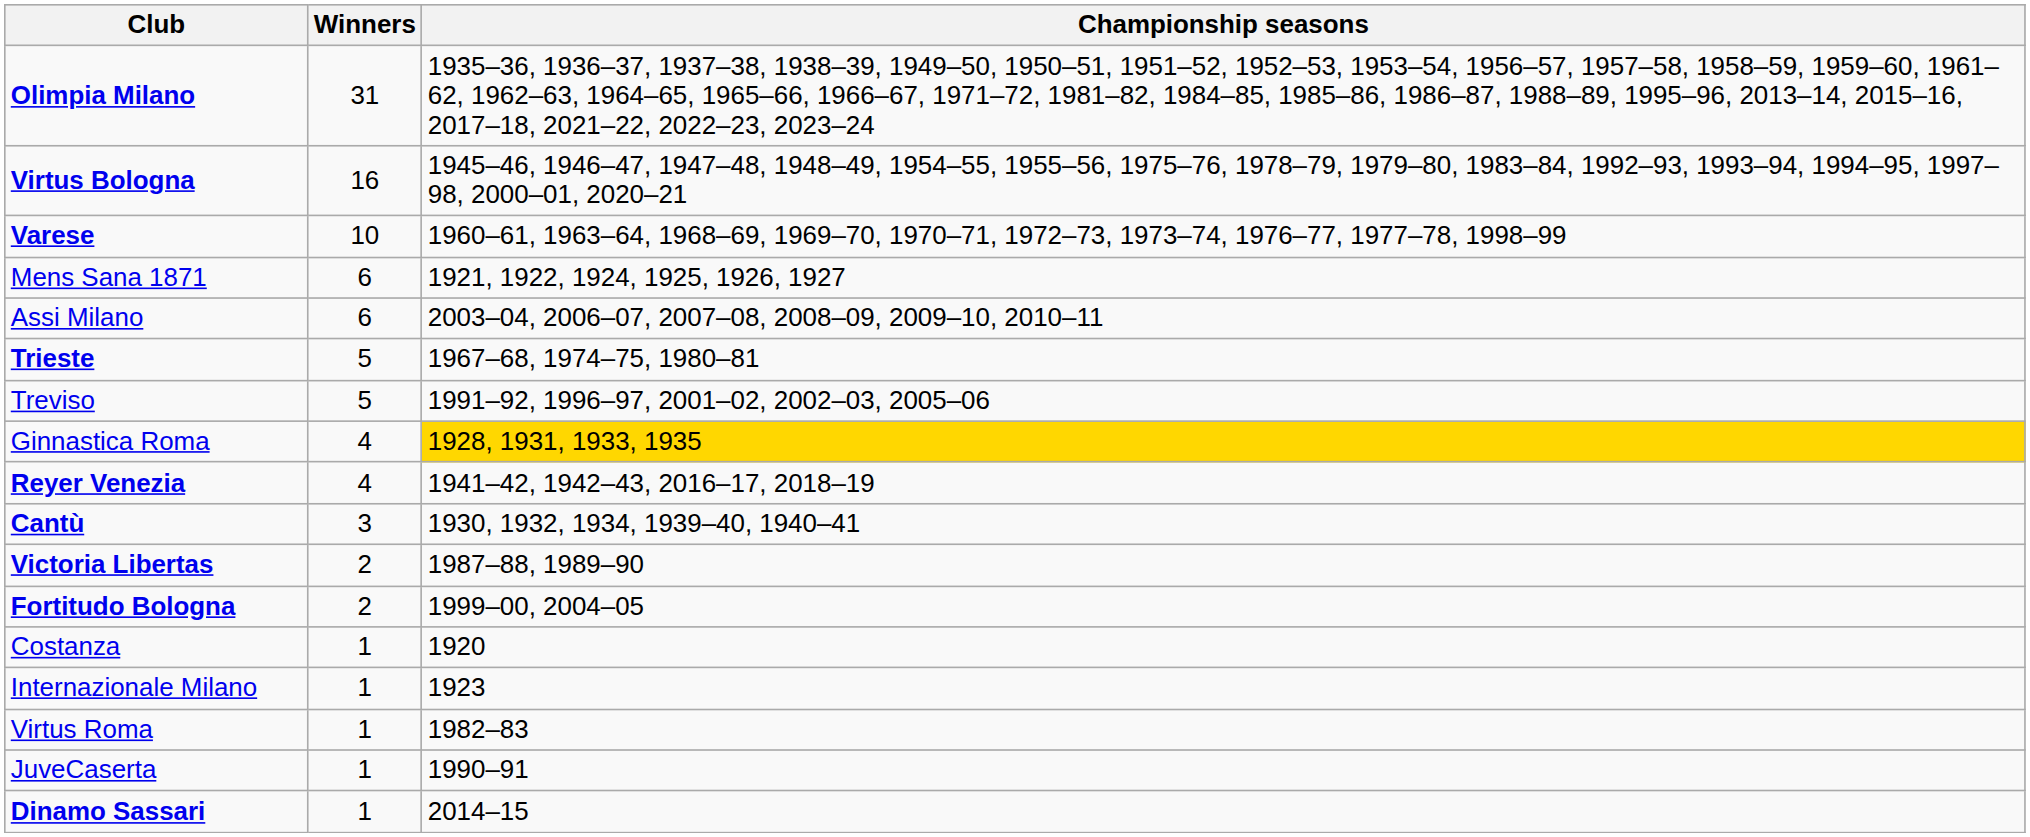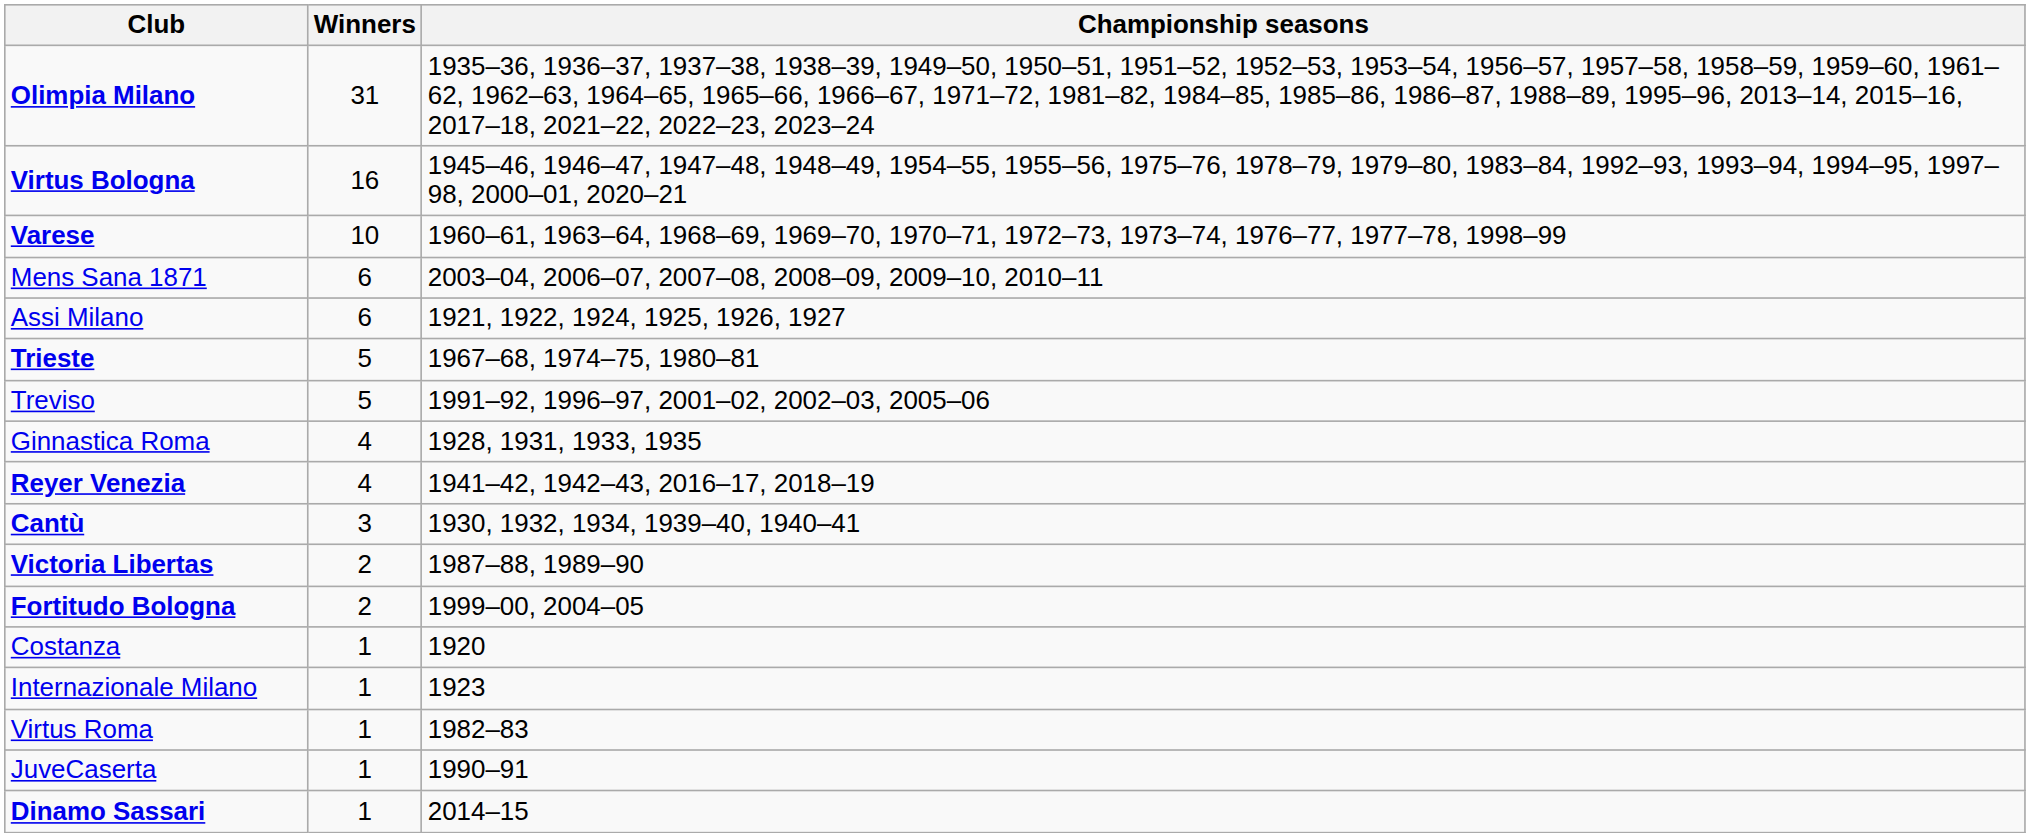(637, 276) 1921, 1922, 1924, 1925, 1926, 1927 -> (766, 276) 2003–04, 2006–07, 2007–08, 2008–09, 2009–10, 2010–11
(766, 318) 2003–04, 2006–07, 2007–08, 2008–09, 2009–10, 2010–11 -> (637, 318) 1921, 1922, 1924, 1925, 1926, 1927
(565, 441) gold background -> (565, 441) no background
